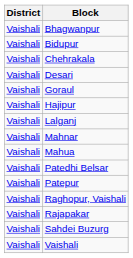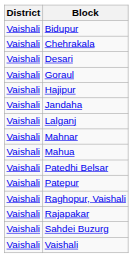- row: (72, 28)
+ row: (63, 105)
